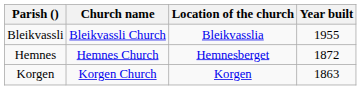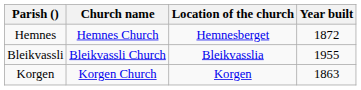rows swapped: (35, 34) <-> (35, 54)
